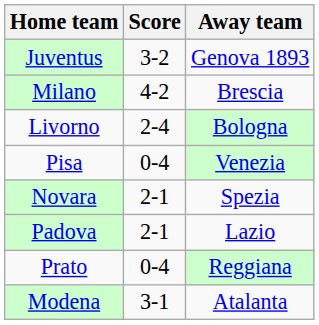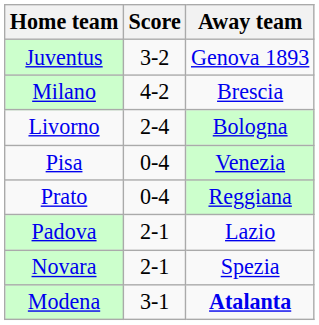rows swapped: (64, 197) <-> (64, 267)
(250, 302) normal -> (250, 302) bold
